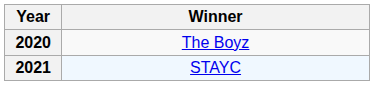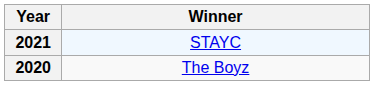rows swapped: (33, 42) <-> (33, 67)
